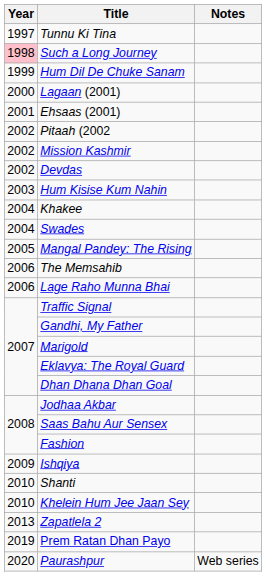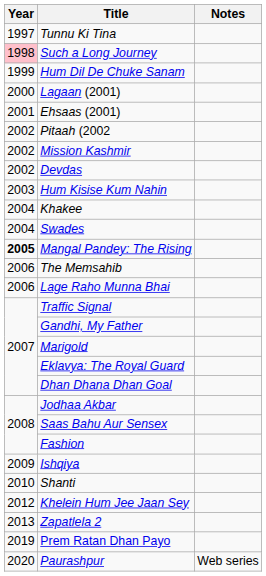(21, 248) normal -> (21, 248) bold
(21, 502) 2010 -> (21, 502) 2012
